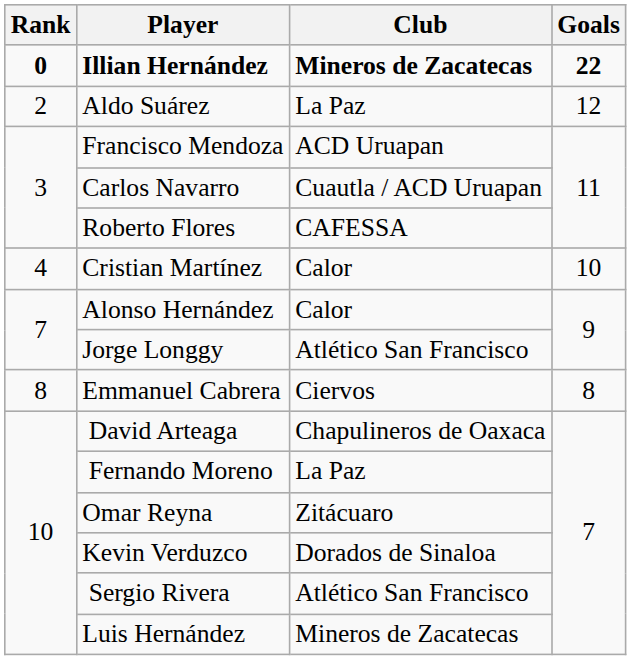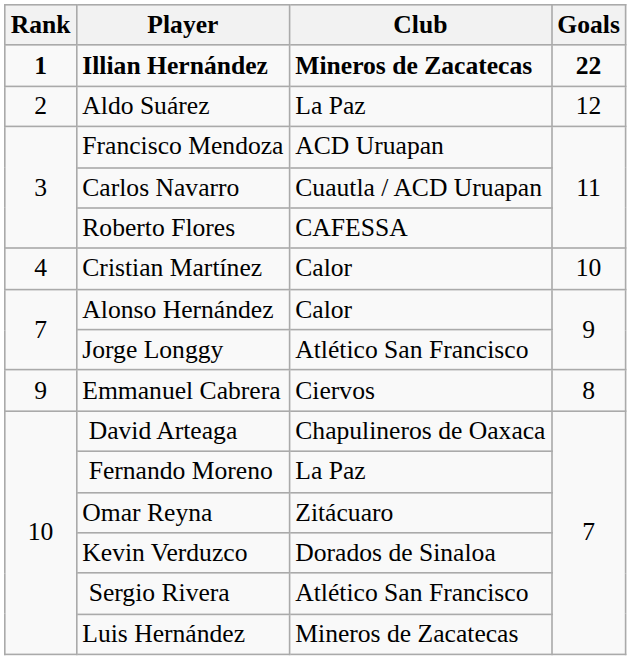(41, 65) 0 -> (41, 65) 1
(41, 390) 8 -> (41, 390) 9
